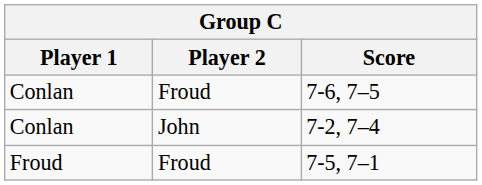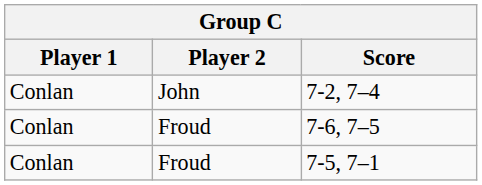rows swapped: (343, 127) <-> (343, 92)
(36, 162) Froud -> (42, 162) Conlan
